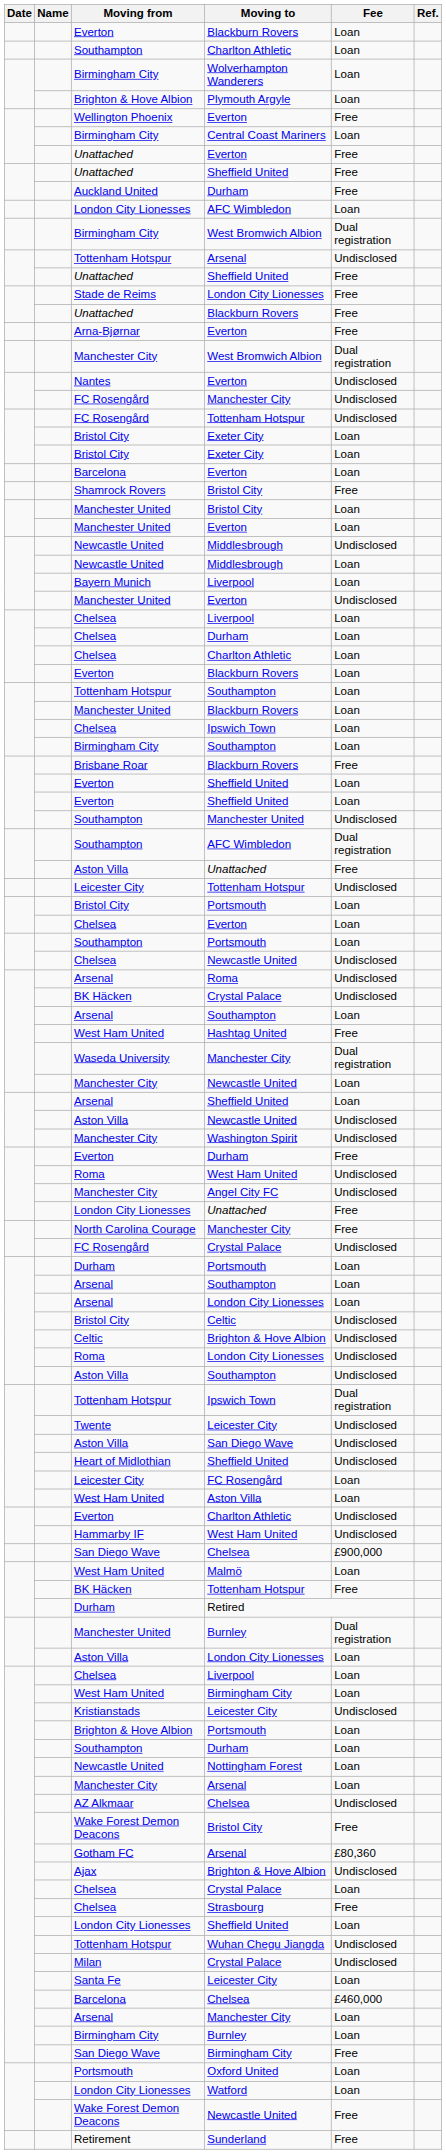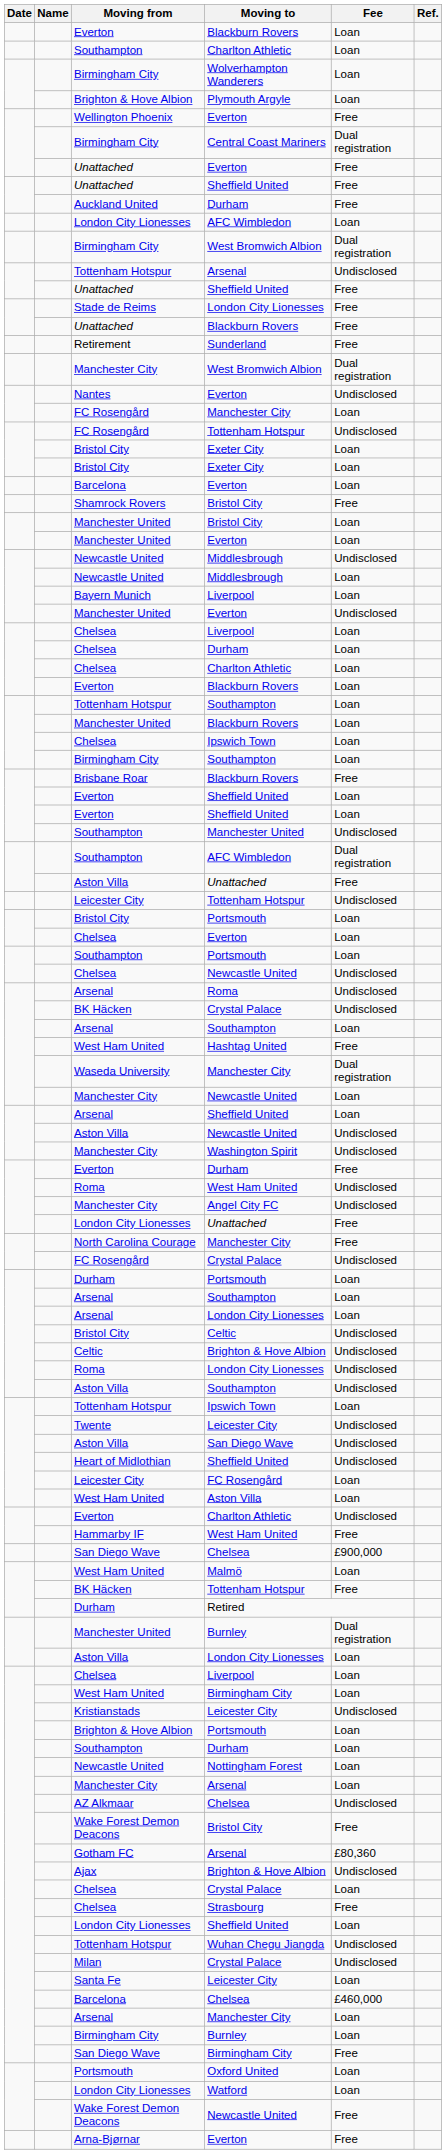(347, 136) Loan -> (363, 142) Dual registration
rows swapped: (102, 2139) <-> (107, 331)
(366, 399) Undisclosed -> (347, 412) Loan
(363, 1400) Dual registration -> (347, 1406) Loan
(366, 1534) Undisclosed -> (346, 1534) Free
